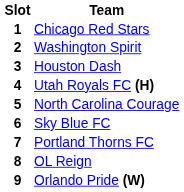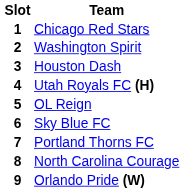(107, 104) North Carolina Courage -> (63, 104) OL Reign
(63, 161) OL Reign -> (107, 161) North Carolina Courage
